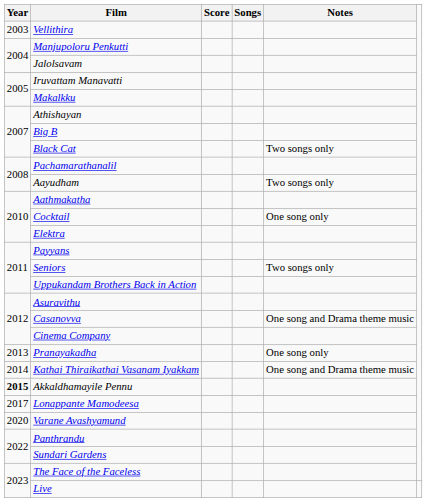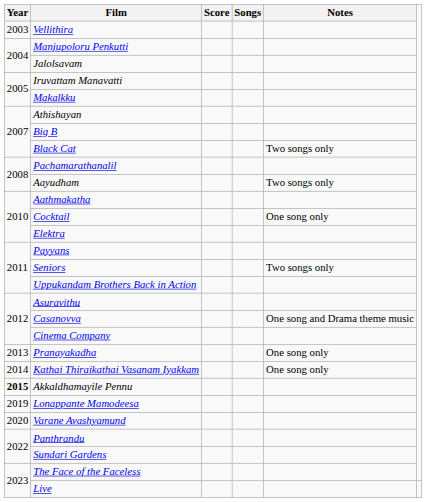(340, 370) One song and Drama theme music -> (297, 370) One song only
(18, 404) 2017 -> (18, 404) 2019
